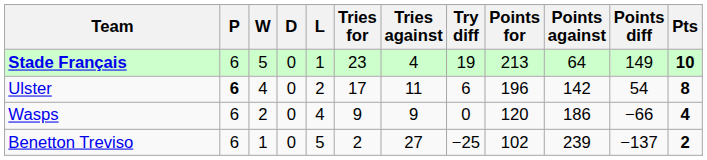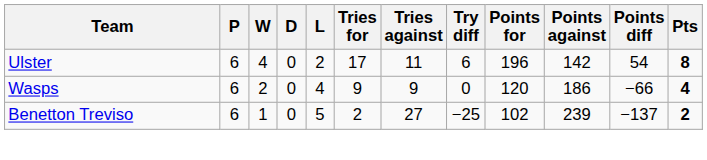- row: (68, 62)
(234, 89) bold -> (234, 62) normal
